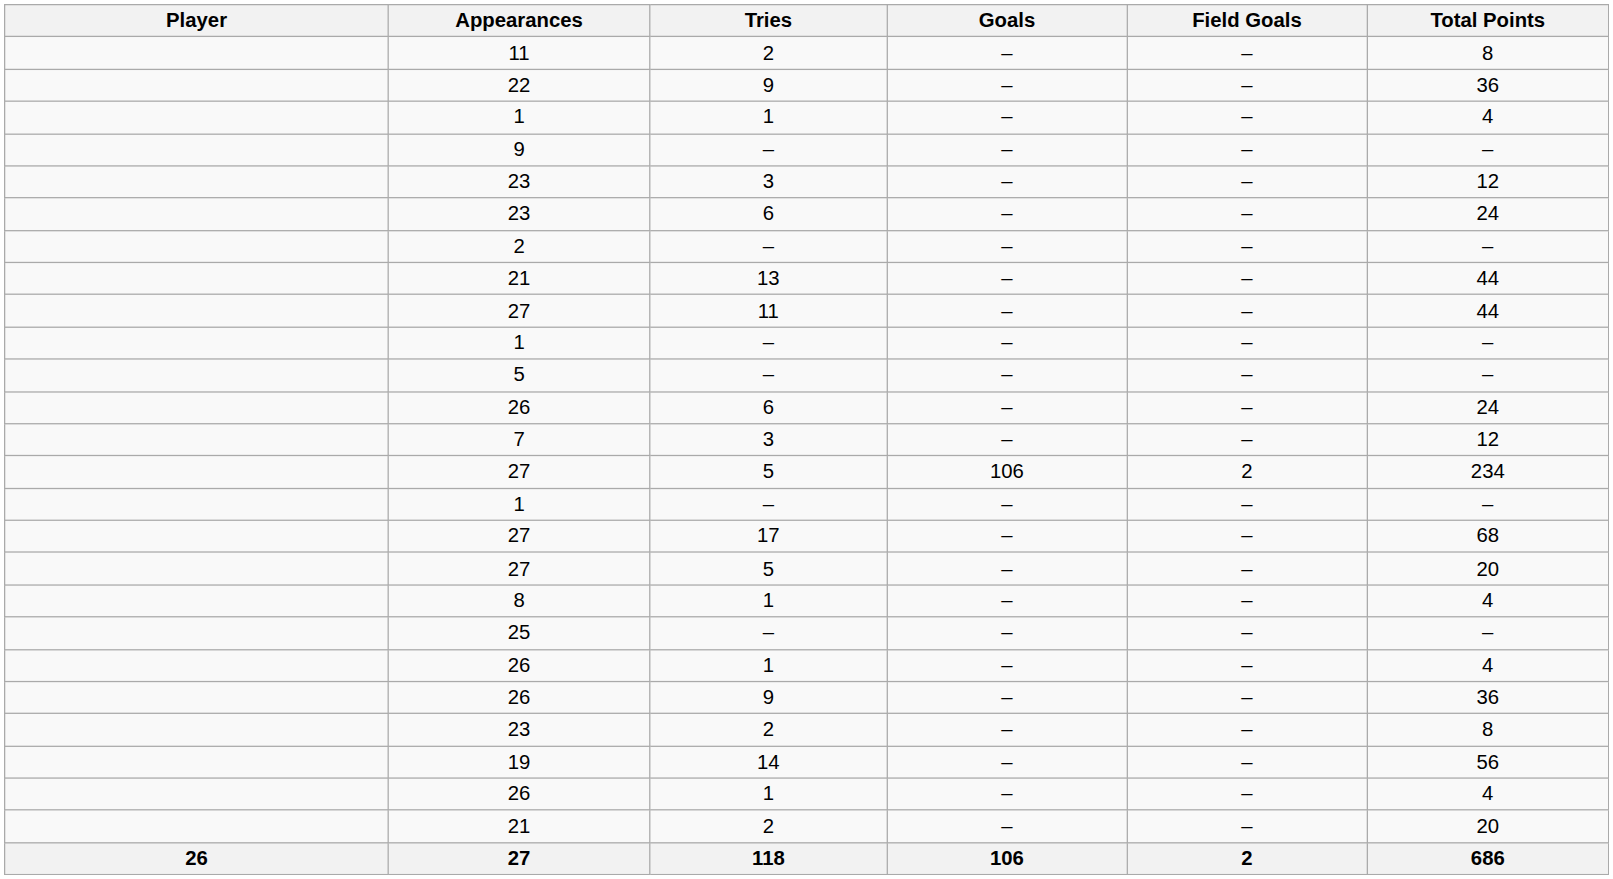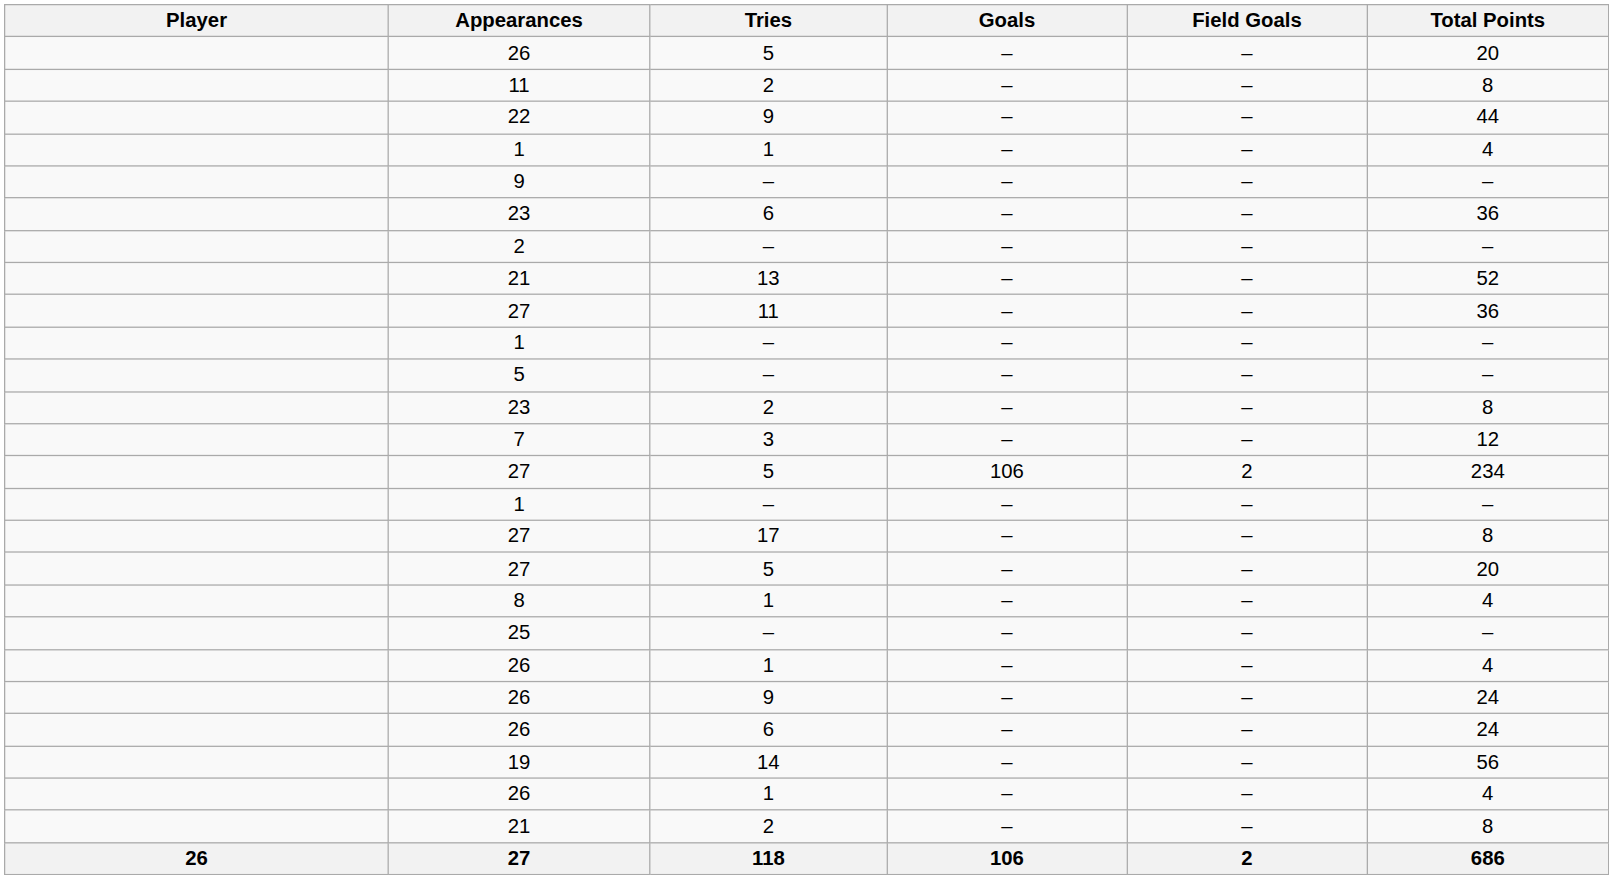+ row: (519, 52)
(1488, 85) 36 -> (1488, 117) 44
- row: (519, 181)
(1488, 213) 24 -> (1488, 213) 36
(1488, 278) 44 -> (1488, 278) 52
(1488, 310) 44 -> (1488, 310) 36
rows swapped: (519, 729) <-> (519, 407)
(1488, 536) 68 -> (1488, 536) 8
(1488, 697) 36 -> (1488, 697) 24
(1488, 826) 20 -> (1488, 826) 8
